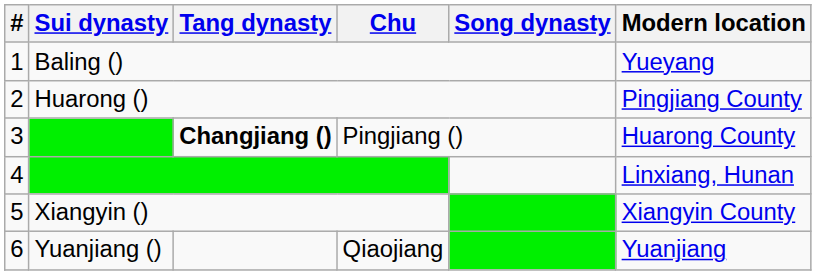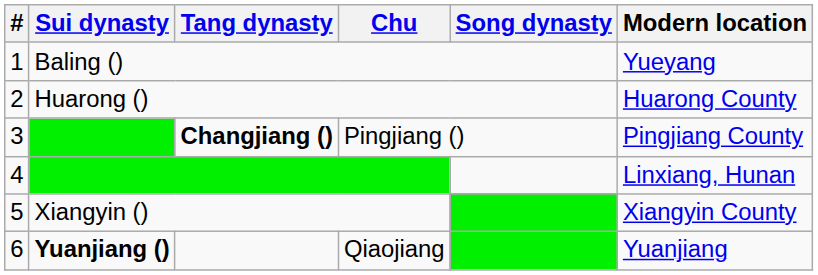(712, 99) Pingjiang County -> (710, 99) Huarong County
(708, 136) Huarong County -> (713, 136) Pingjiang County
(98, 250) normal -> (102, 250) bold
